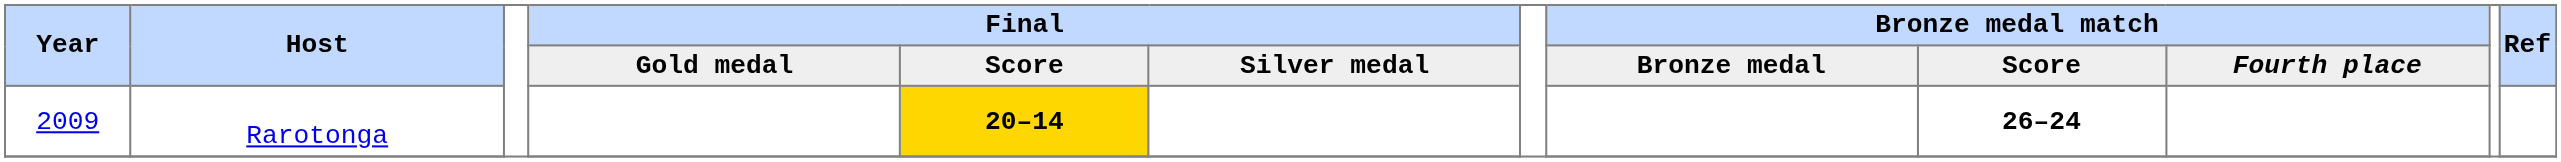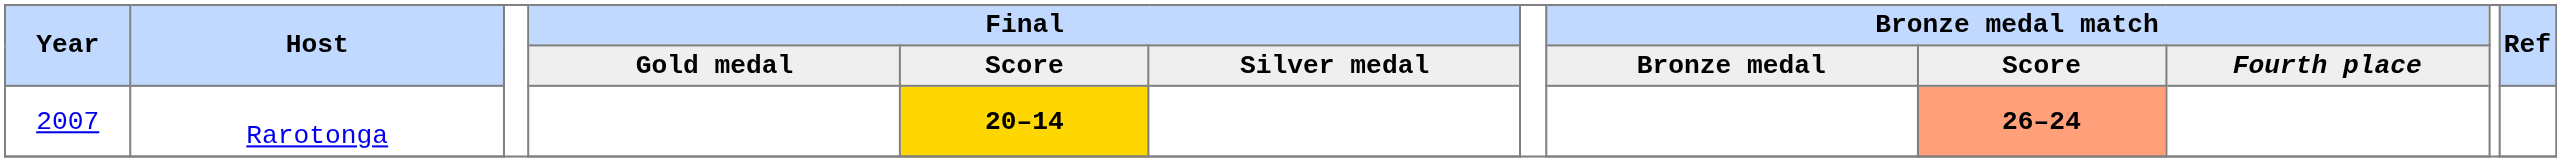(68, 121) 2009 -> (68, 121) 2007
(2042, 121) no background -> (2042, 121) lightsalmon background
